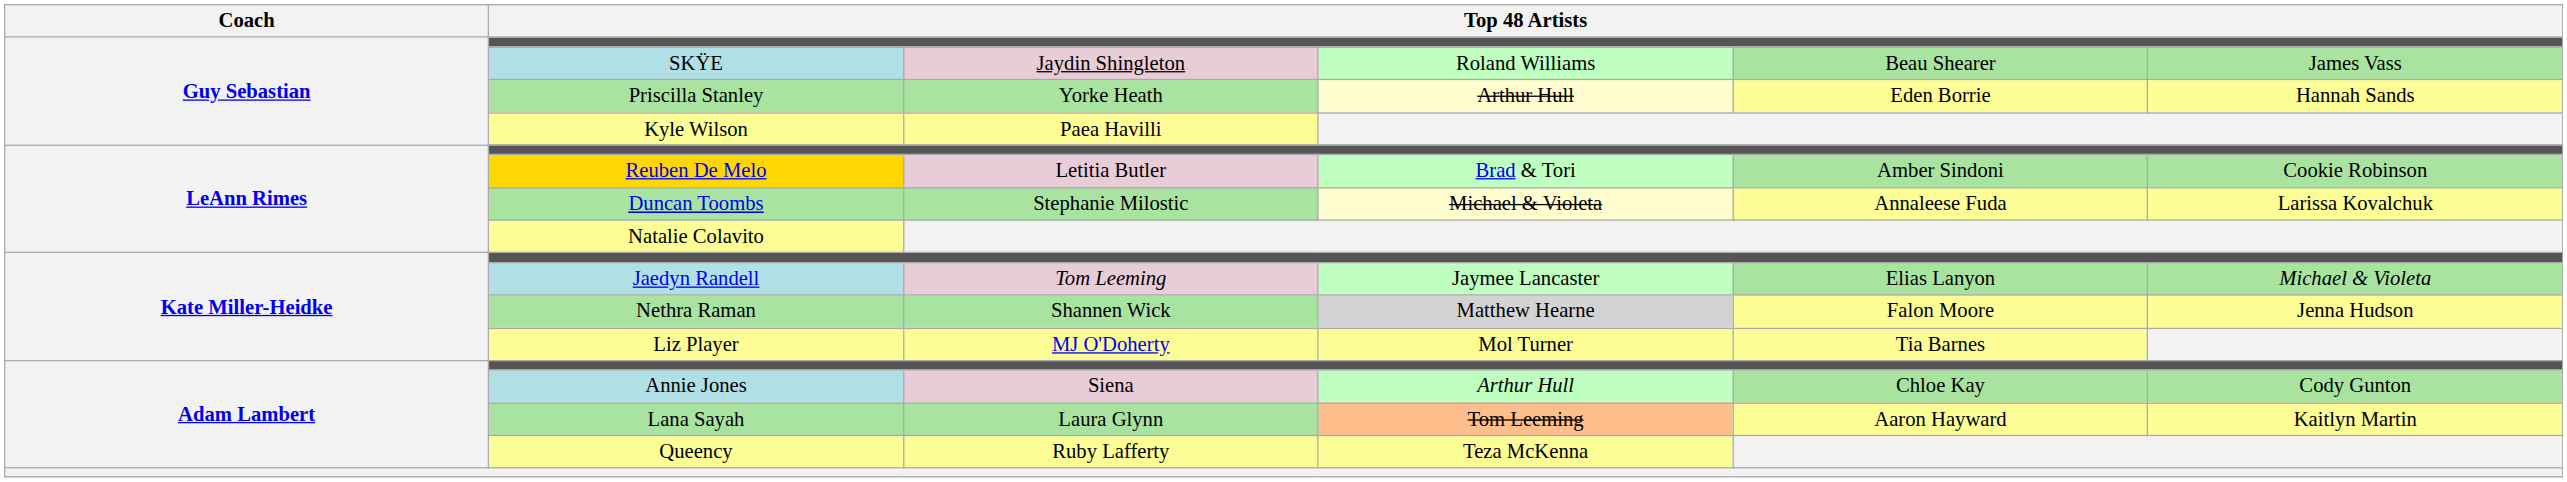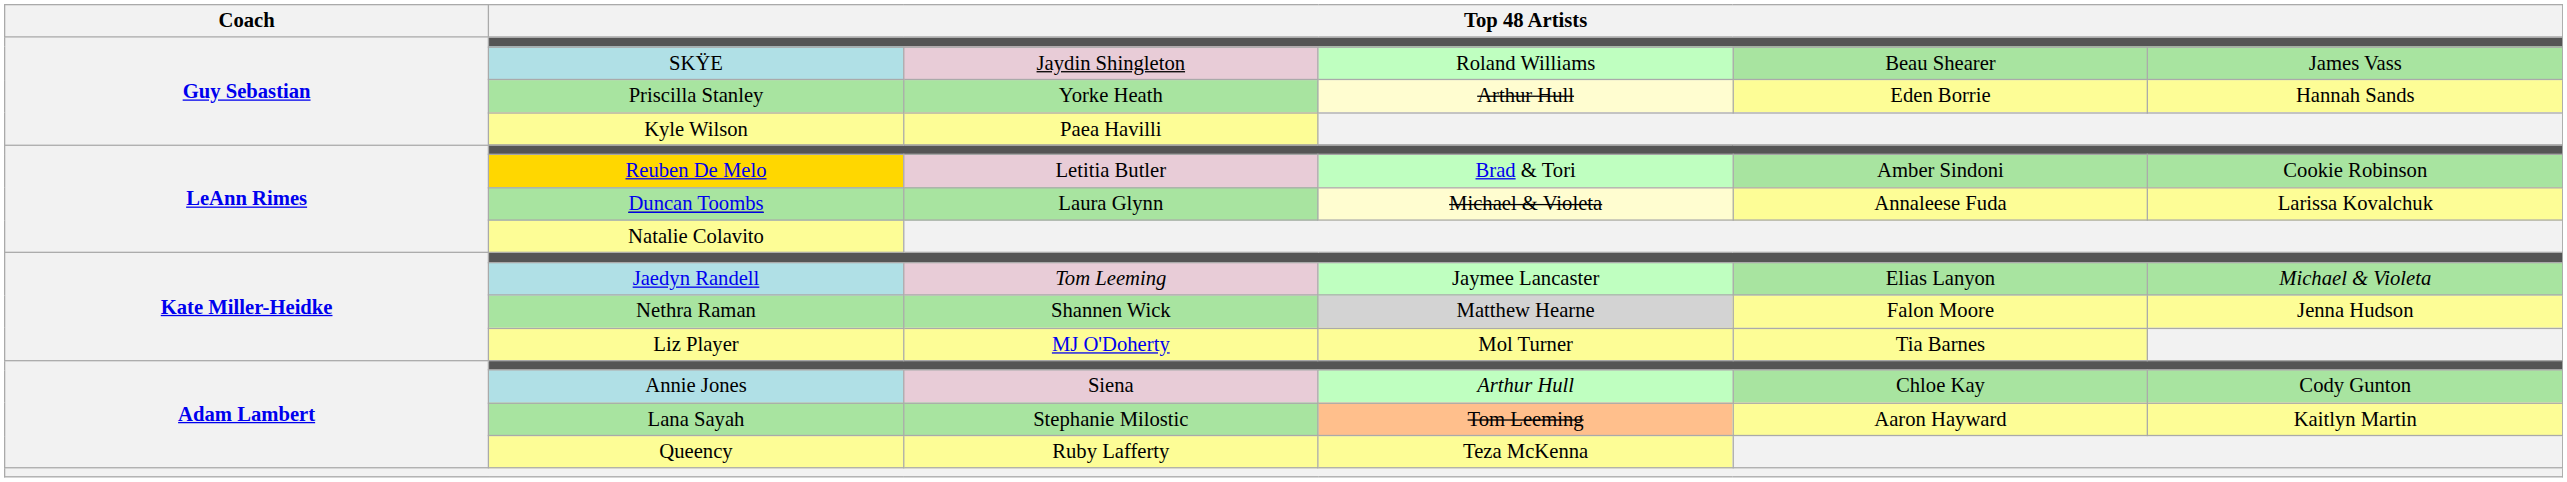(1111, 203) Stephanie Milostic -> (1111, 203) Laura Glynn
(1111, 418) Laura Glynn -> (1111, 418) Stephanie Milostic
